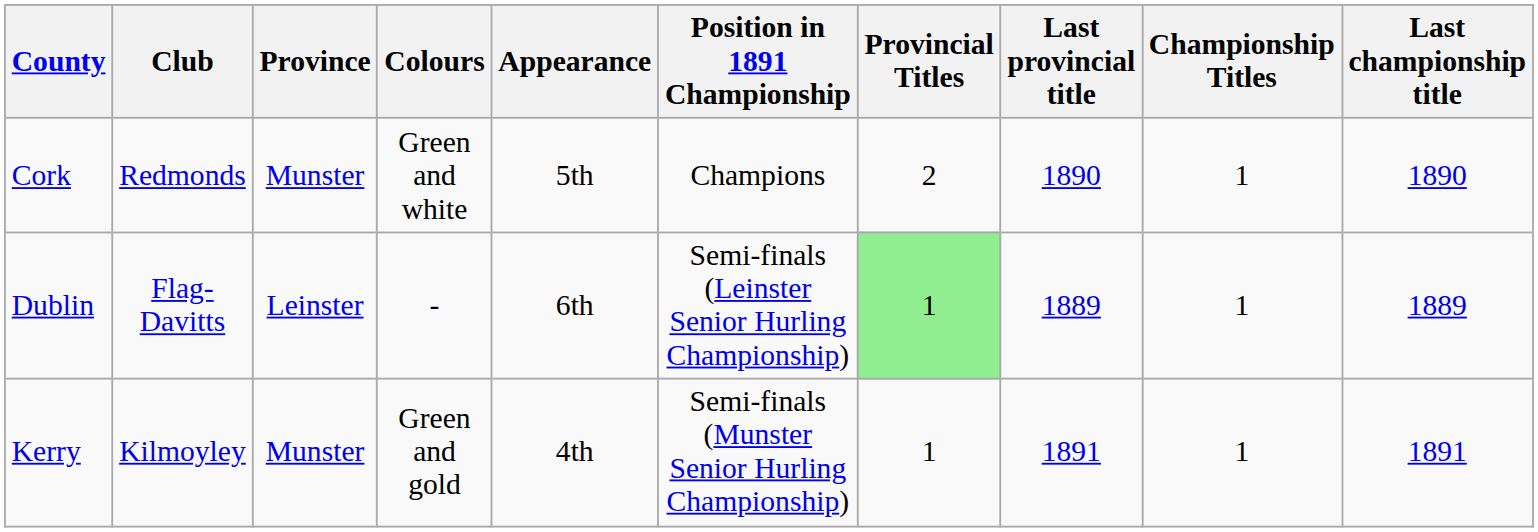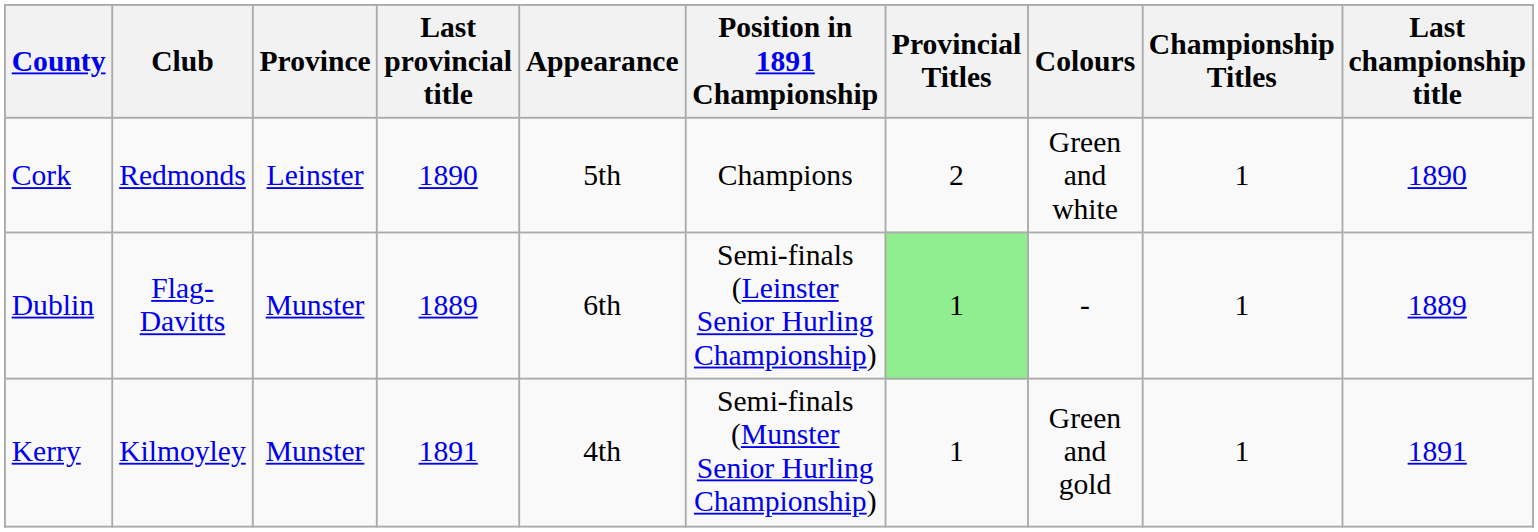columns swapped: (435, 61) <-> (1071, 61)
(315, 174) Munster -> (315, 174) Leinster
(315, 305) Leinster -> (315, 305) Munster
